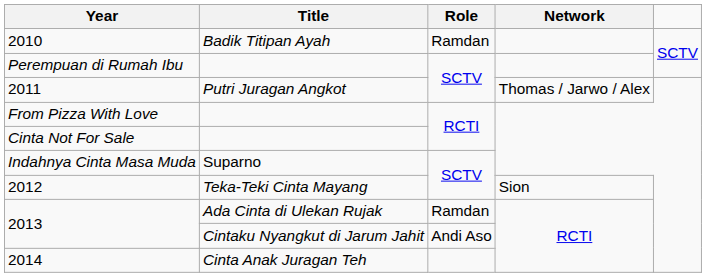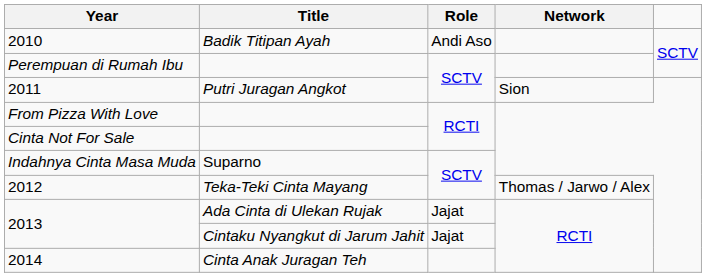(460, 41) Ramdan -> (461, 41) Andi Aso
(574, 89) Thomas / Jarwo / Alex -> (514, 89) Sion
(514, 187) Sion -> (574, 187) Thomas / Jarwo / Alex
(460, 211) Ramdan -> (447, 211) Jajat
(461, 235) Andi Aso -> (447, 235) Jajat
